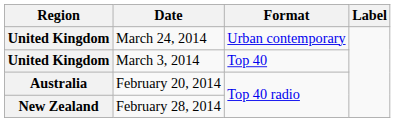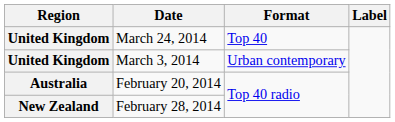(286, 38) Urban contemporary -> (247, 38) Top 40
(247, 60) Top 40 -> (286, 60) Urban contemporary
